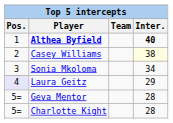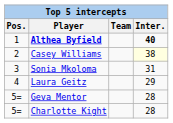(150, 68) 34 -> (150, 68) 31
(17, 83) lavender background -> (17, 83) no background
